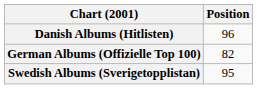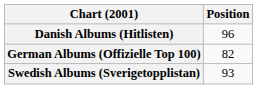(228, 73) 95 -> (228, 73) 93
